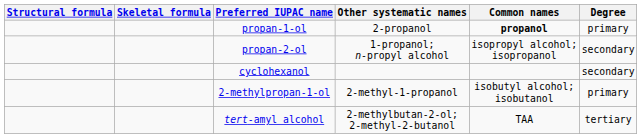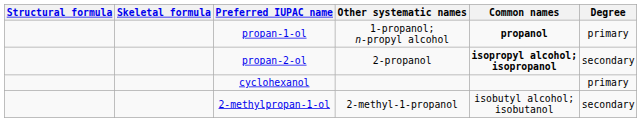(402, 28) 2-propanol -> (402, 34) 1-propanol; n-propyl alcohol
(402, 50) 1-propanol; n-propyl alcohol -> (402, 61) 2-propanol
(524, 50) normal -> (524, 61) bold
(608, 71) secondary -> (608, 82) primary
(608, 93) primary -> (608, 104) secondary
- row: (274, 120)
